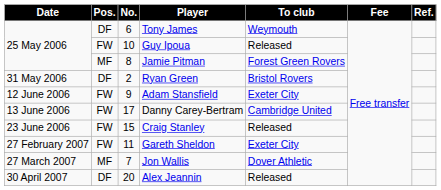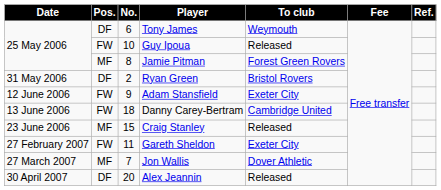(129, 111) 17 -> (129, 111) 18
(105, 128) FW -> (105, 128) MF
